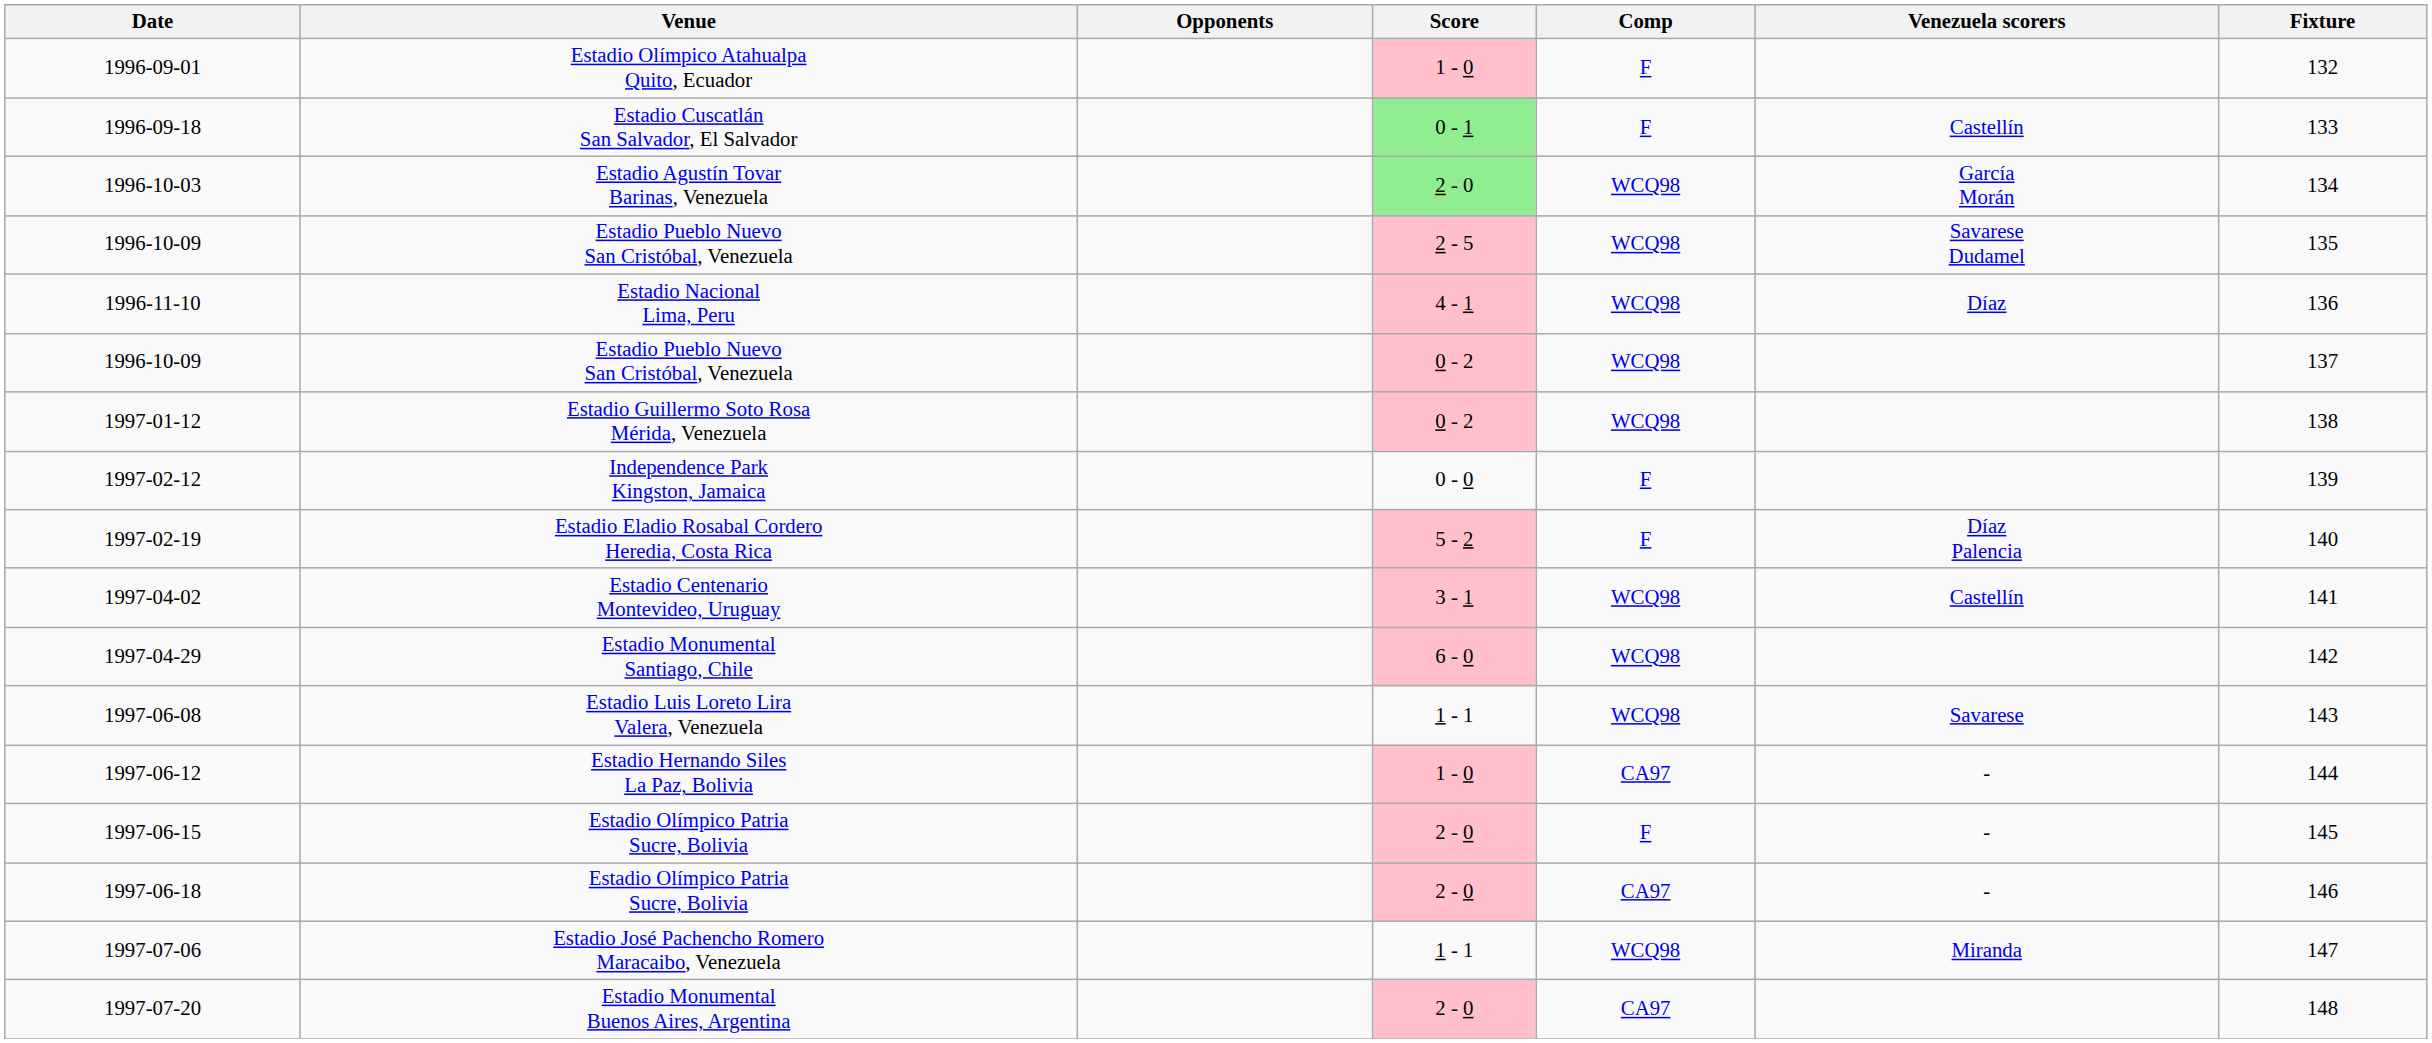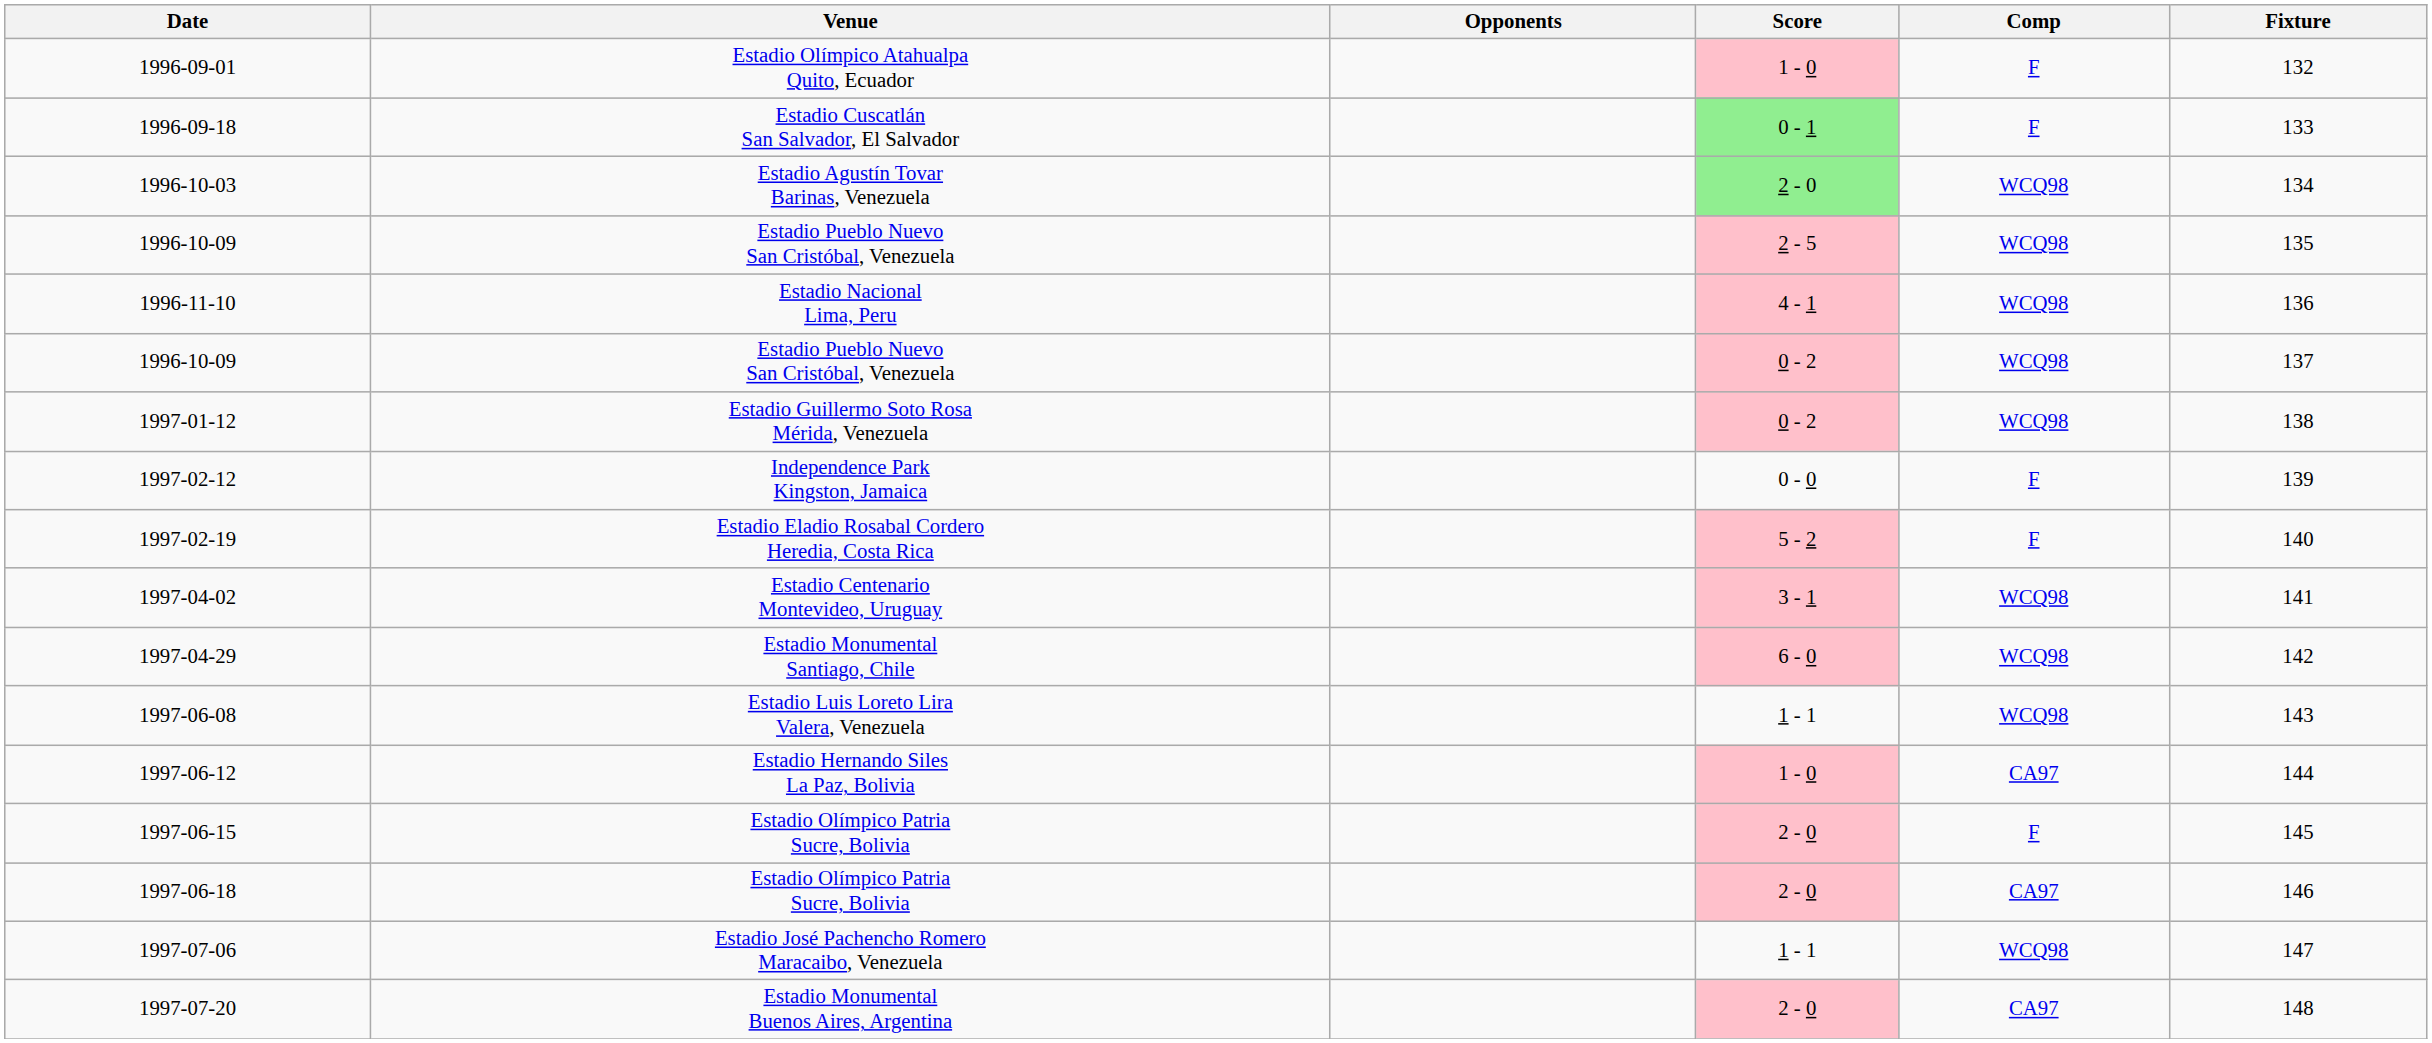- column: (1987, 21)
